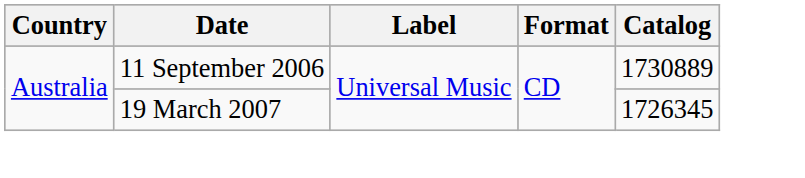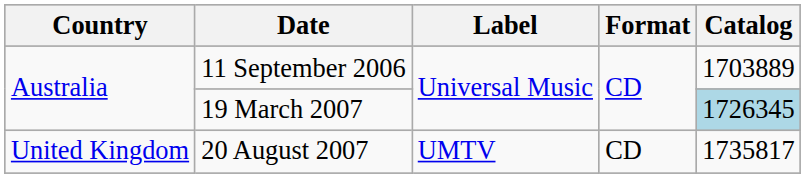(667, 67) 1730889 -> (749, 67) 1703889
(667, 109) no background -> (749, 109) lightblue background
+ row: (285, 151)
